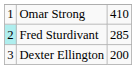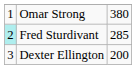(119, 14) 410 -> (119, 14) 380
